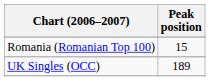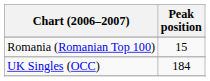(181, 66) 189 -> (181, 66) 184
